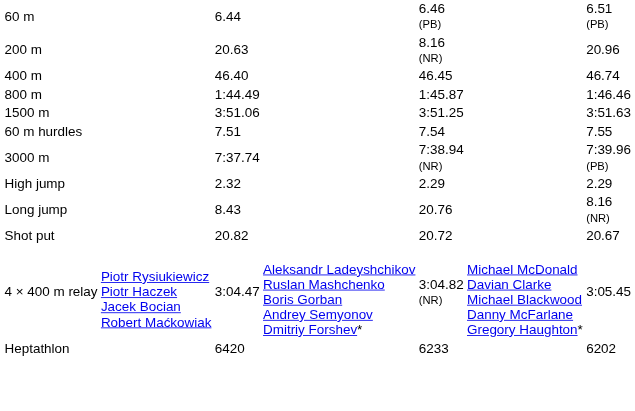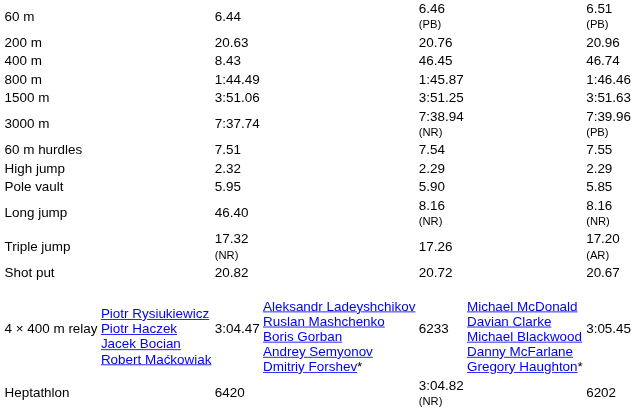(432, 50) 8.16 (NR) -> (436, 42) 20.76
(232, 76) 46.40 -> (228, 61) 8.43
rows swapped: (27, 157) <-> (43, 131)
+ row: (34, 187)
(228, 209) 8.43 -> (232, 213) 46.40
(436, 209) 20.76 -> (432, 213) 8.16 (NR)
+ row: (38, 246)
(441, 292) 3:04.82 (NR) -> (434, 329) 6233
(434, 348) 6233 -> (441, 393) 3:04.82 (NR)
